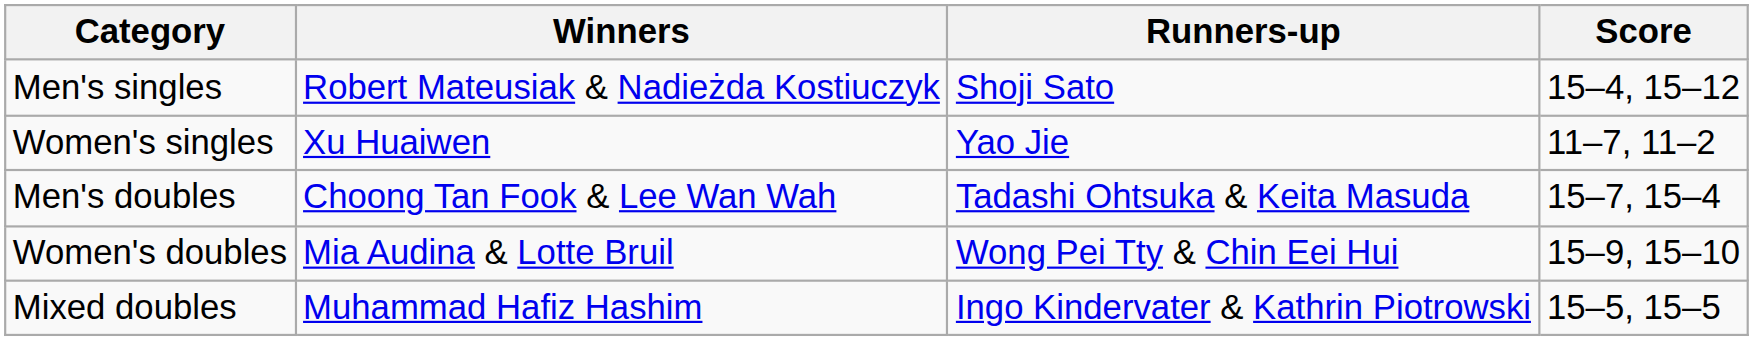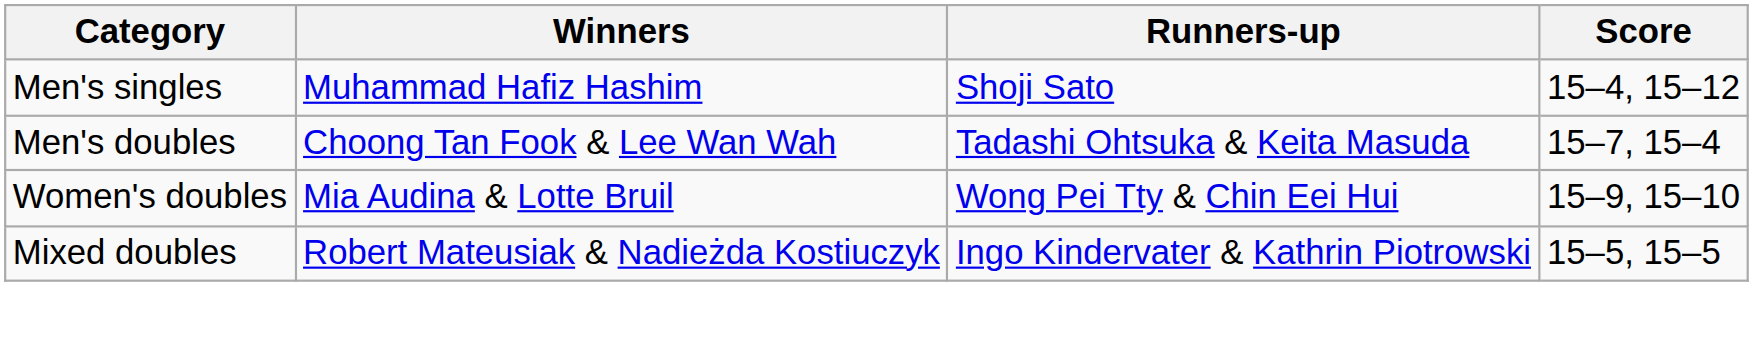(621, 87) Robert Mateusiak & Nadieżda Kostiuczyk -> (503, 87) Muhammad Hafiz Hashim
- row: (143, 142)
(503, 307) Muhammad Hafiz Hashim -> (621, 252) Robert Mateusiak & Nadieżda Kostiuczyk
